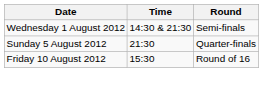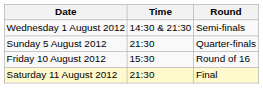+ row: (62, 75)
